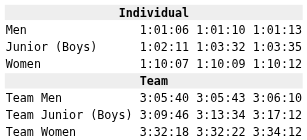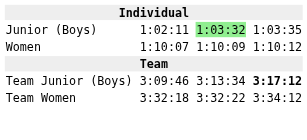- row: (16, 30)
(221, 47) no background -> (221, 30) lightgreen background
- row: (34, 98)
(277, 115) normal -> (277, 81) bold
